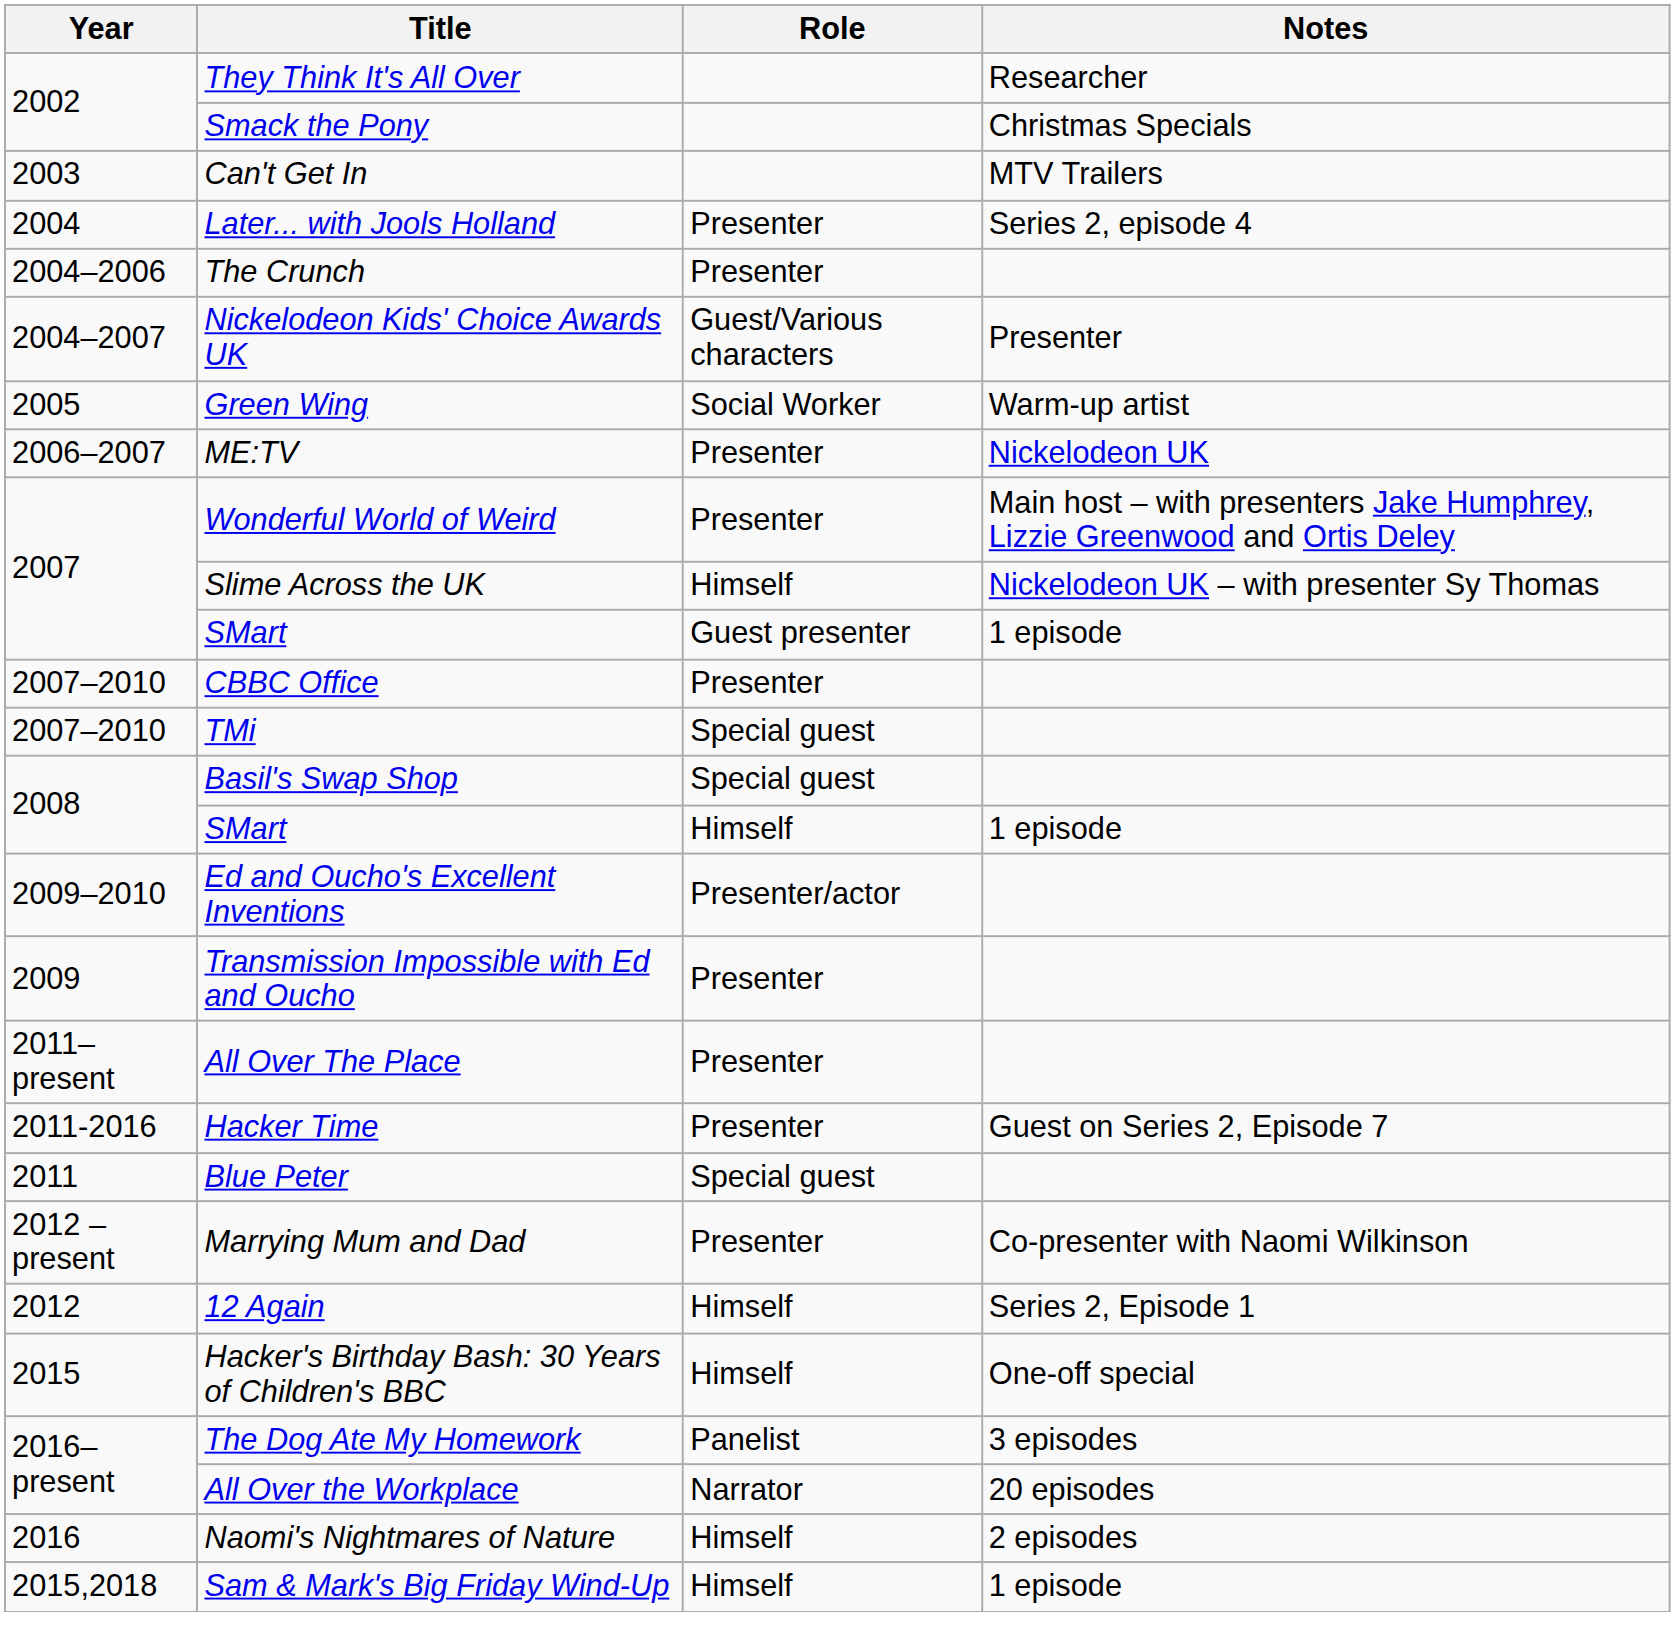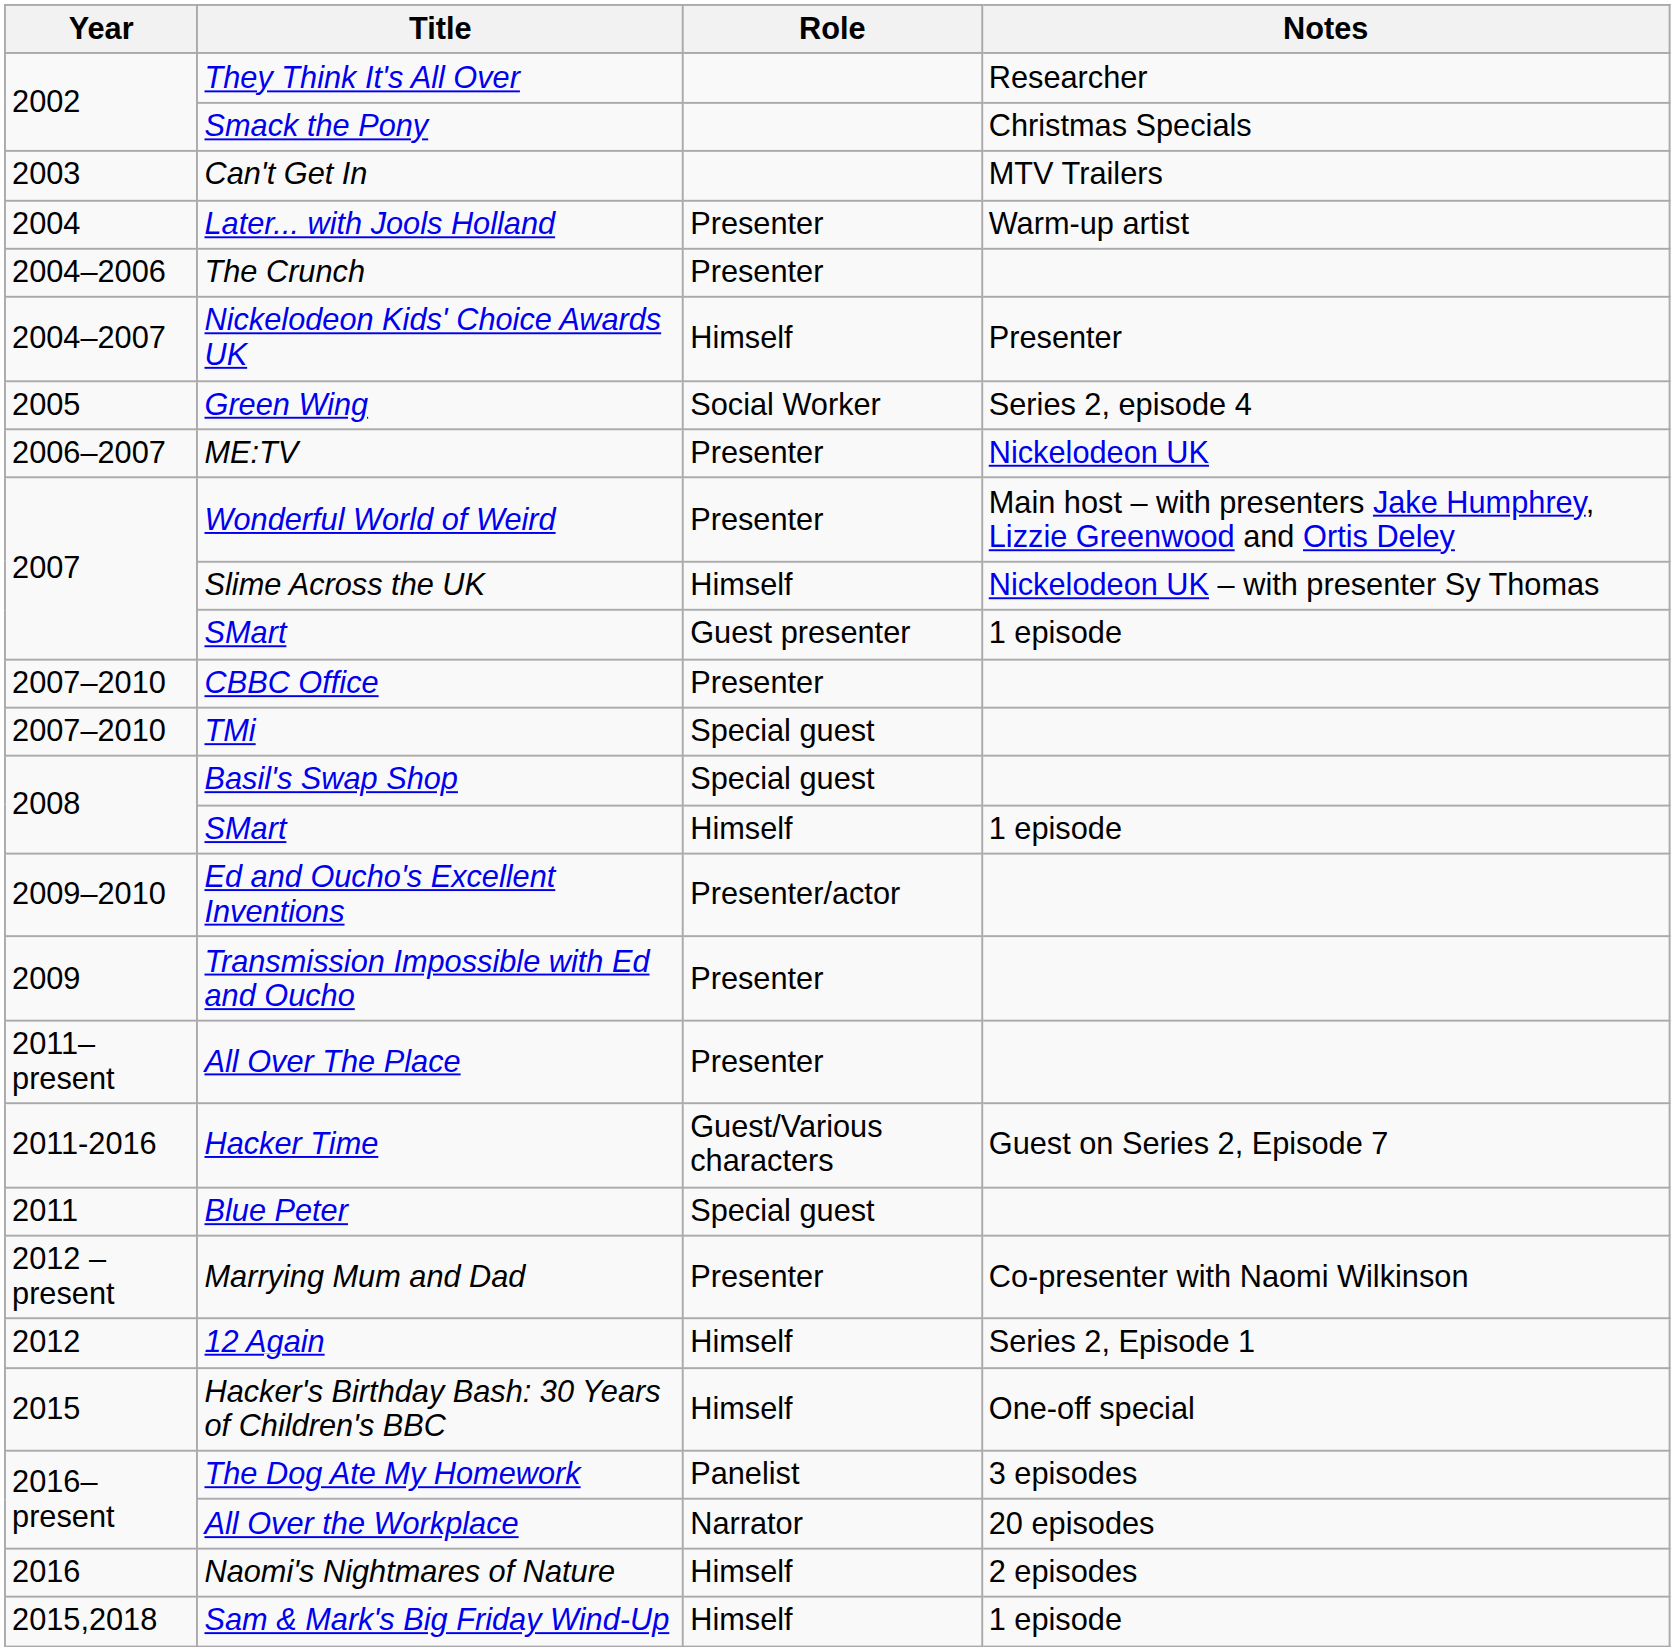(1120, 223) Series 2, episode 4 -> (1089, 223) Warm-up artist
(786, 338) Guest/Various characters -> (741, 338) Himself
(1089, 404) Warm-up artist -> (1120, 404) Series 2, episode 4
(757, 1127) Presenter -> (786, 1144) Guest/Various characters
